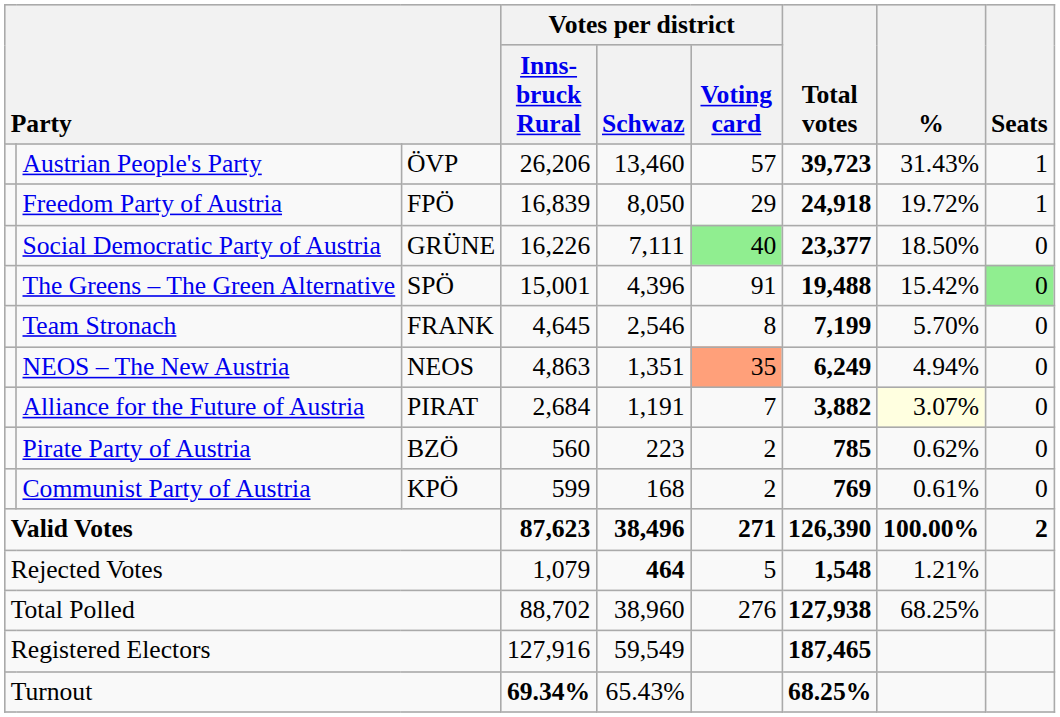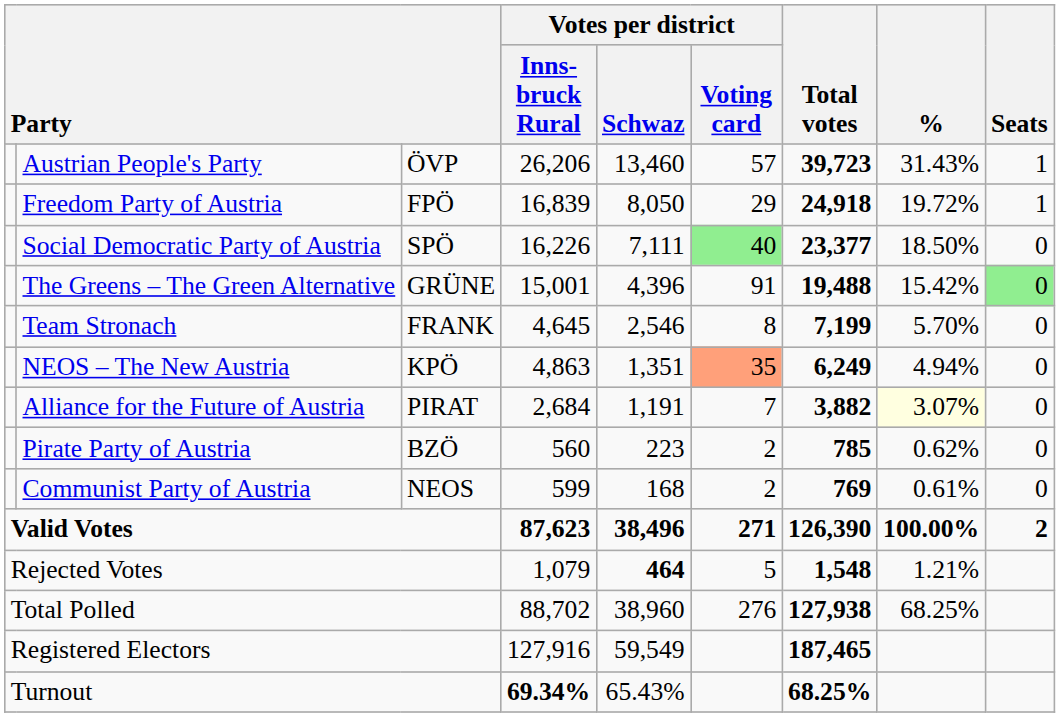(451, 244) GRÜNE -> (431, 244) SPÖ
(431, 285) SPÖ -> (451, 285) GRÜNE
(440, 366) NEOS -> (433, 366) KPÖ
(433, 488) KPÖ -> (440, 488) NEOS
